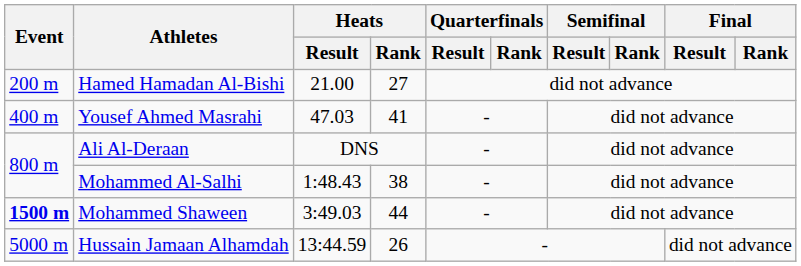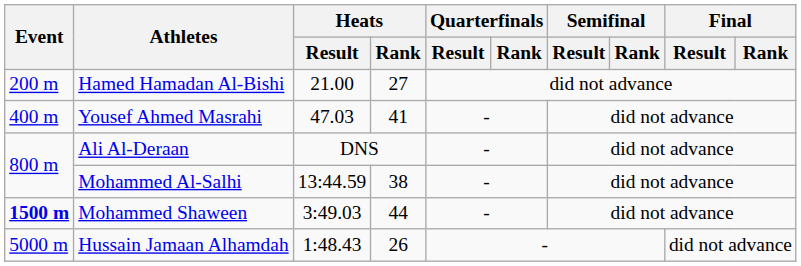(332, 181) 1:48.43 -> (332, 181) 13:44.59
(332, 245) 13:44.59 -> (332, 245) 1:48.43
